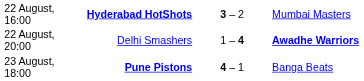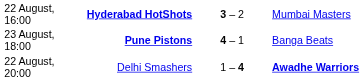rows swapped: (29, 41) <-> (29, 67)
